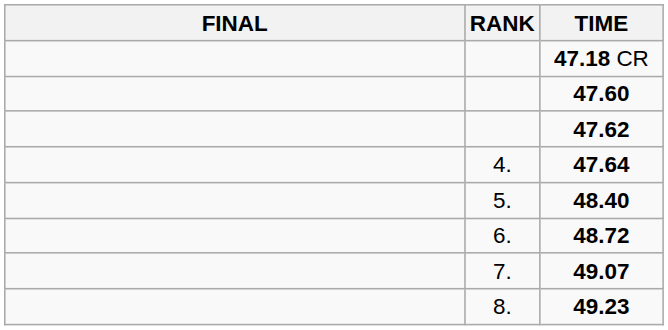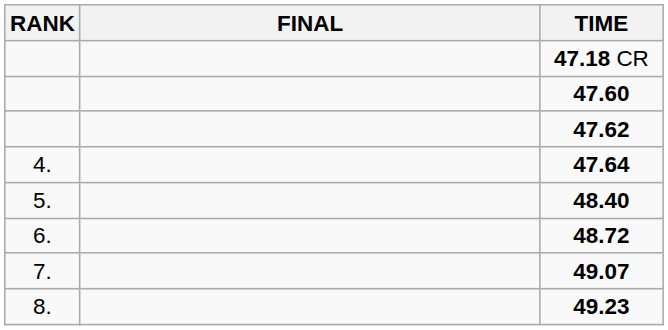columns swapped: (502, 23) <-> (235, 23)
